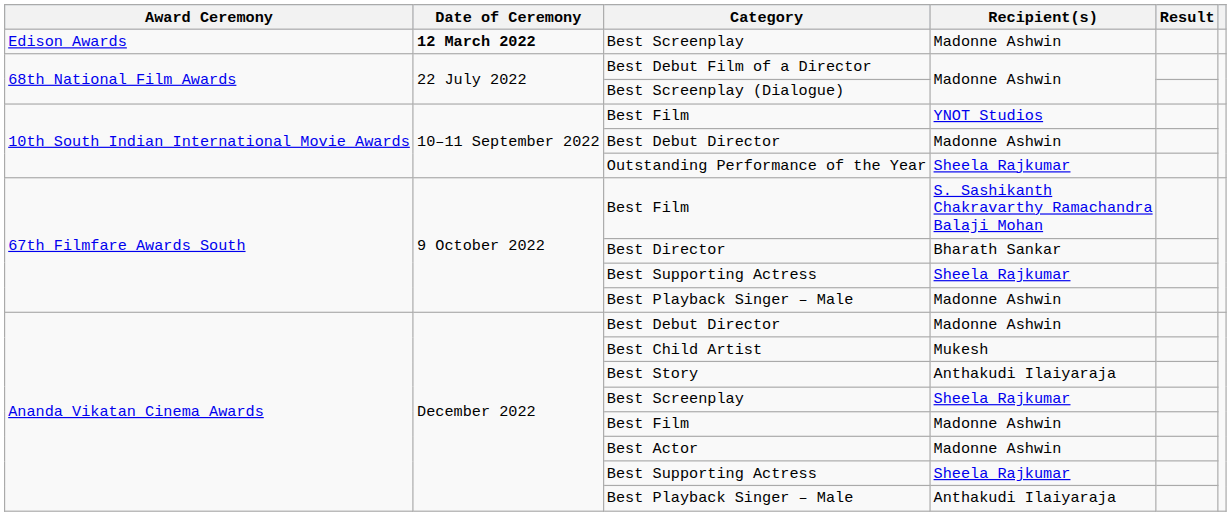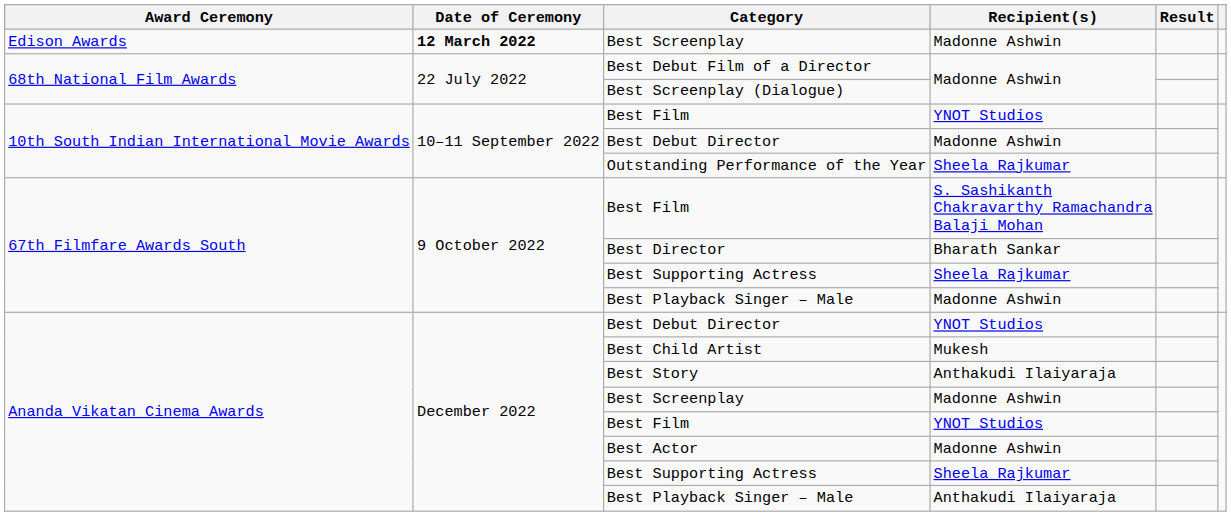(997, 325) Madonne Ashwin -> (988, 325) YNOT Studios
(1002, 399) Sheela Rajkumar -> (997, 399) Madonne Ashwin
(997, 424) Madonne Ashwin -> (988, 424) YNOT Studios
